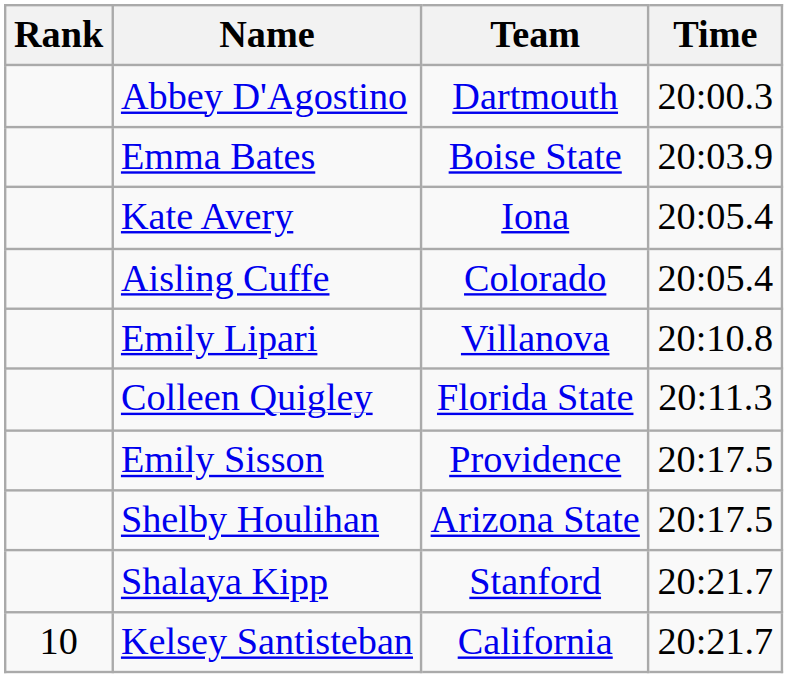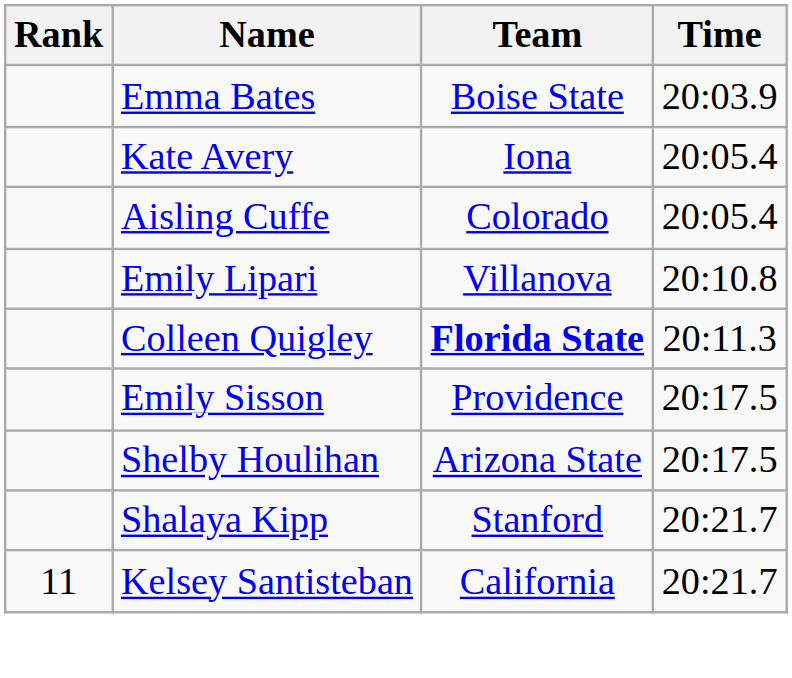- row: (264, 95)
(535, 398) normal -> (537, 338) bold
(59, 641) 10 -> (59, 580) 11
